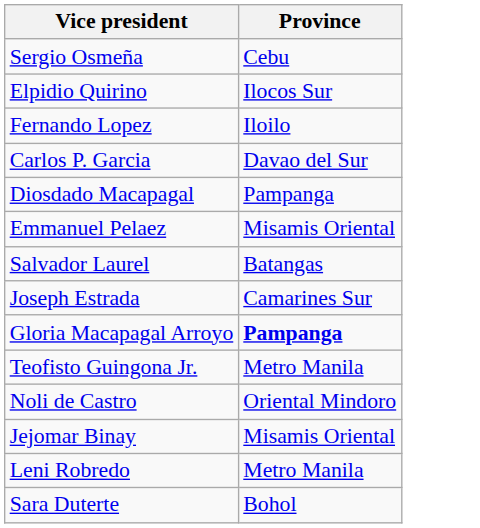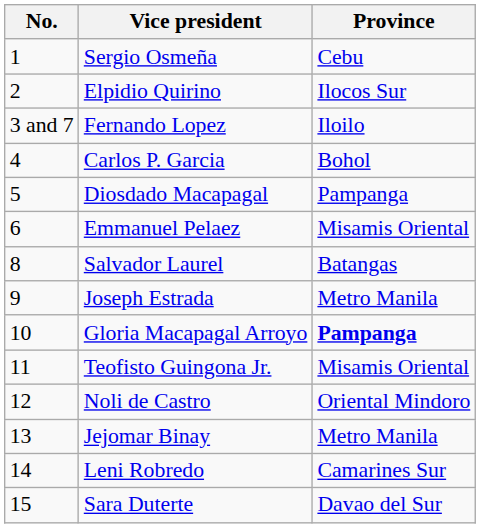+ column: (42, 21)
(306, 159) Davao del Sur -> (344, 159) Bohol
(308, 297) Camarines Sur -> (378, 297) Metro Manila
(303, 366) Metro Manila -> (393, 366) Misamis Oriental
(319, 435) Misamis Oriental -> (378, 435) Metro Manila
(303, 470) Metro Manila -> (382, 470) Camarines Sur
(270, 504) Bohol -> (380, 504) Davao del Sur
